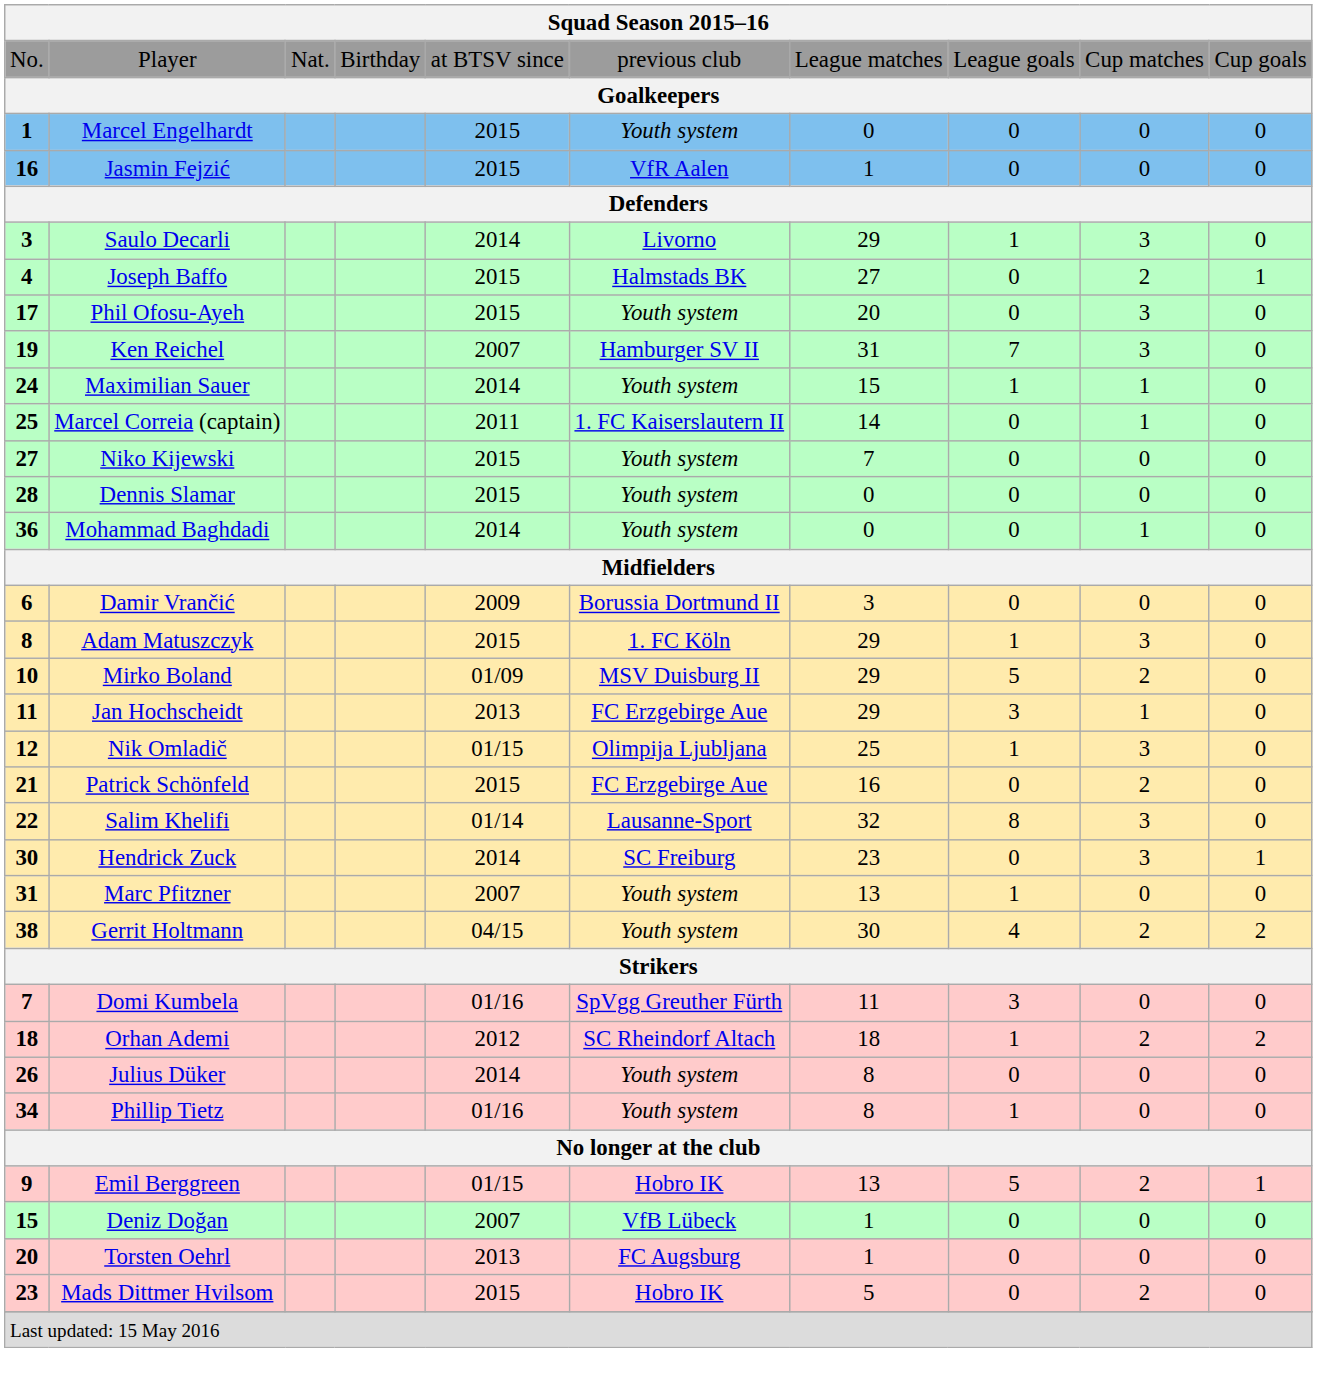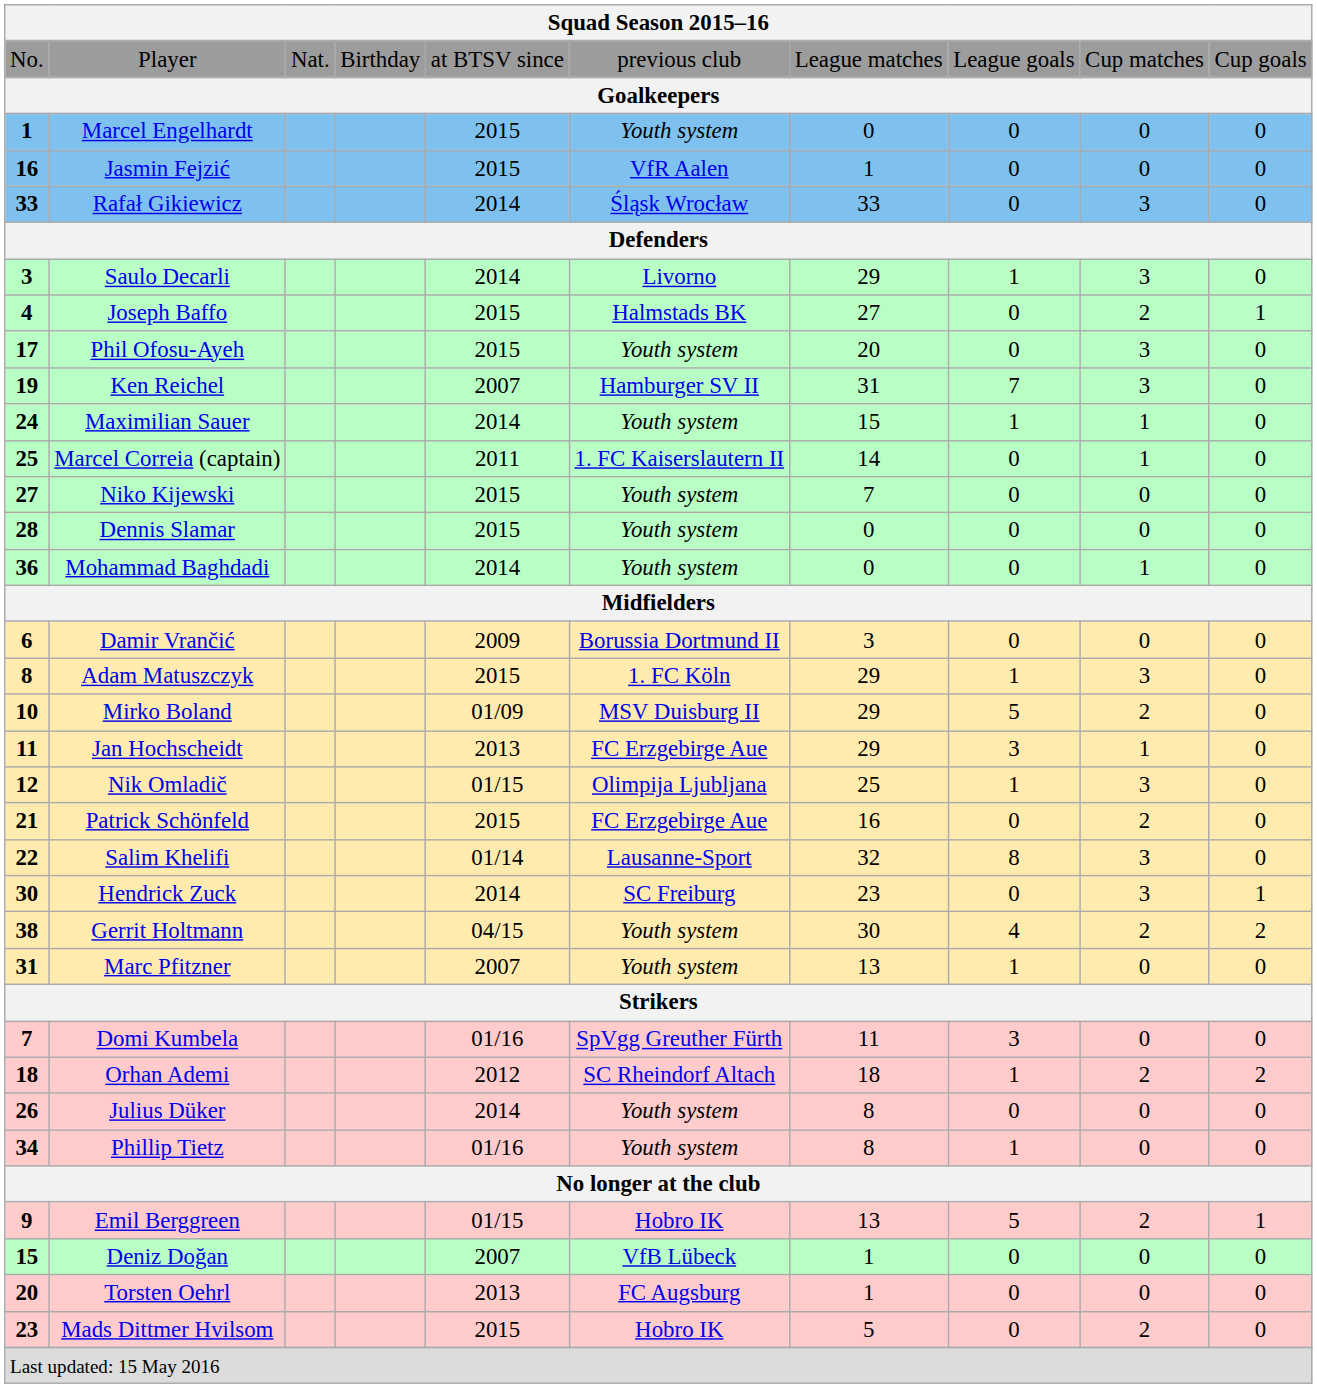+ row: (167, 204)
rows swapped: (167, 893) <-> (167, 929)
